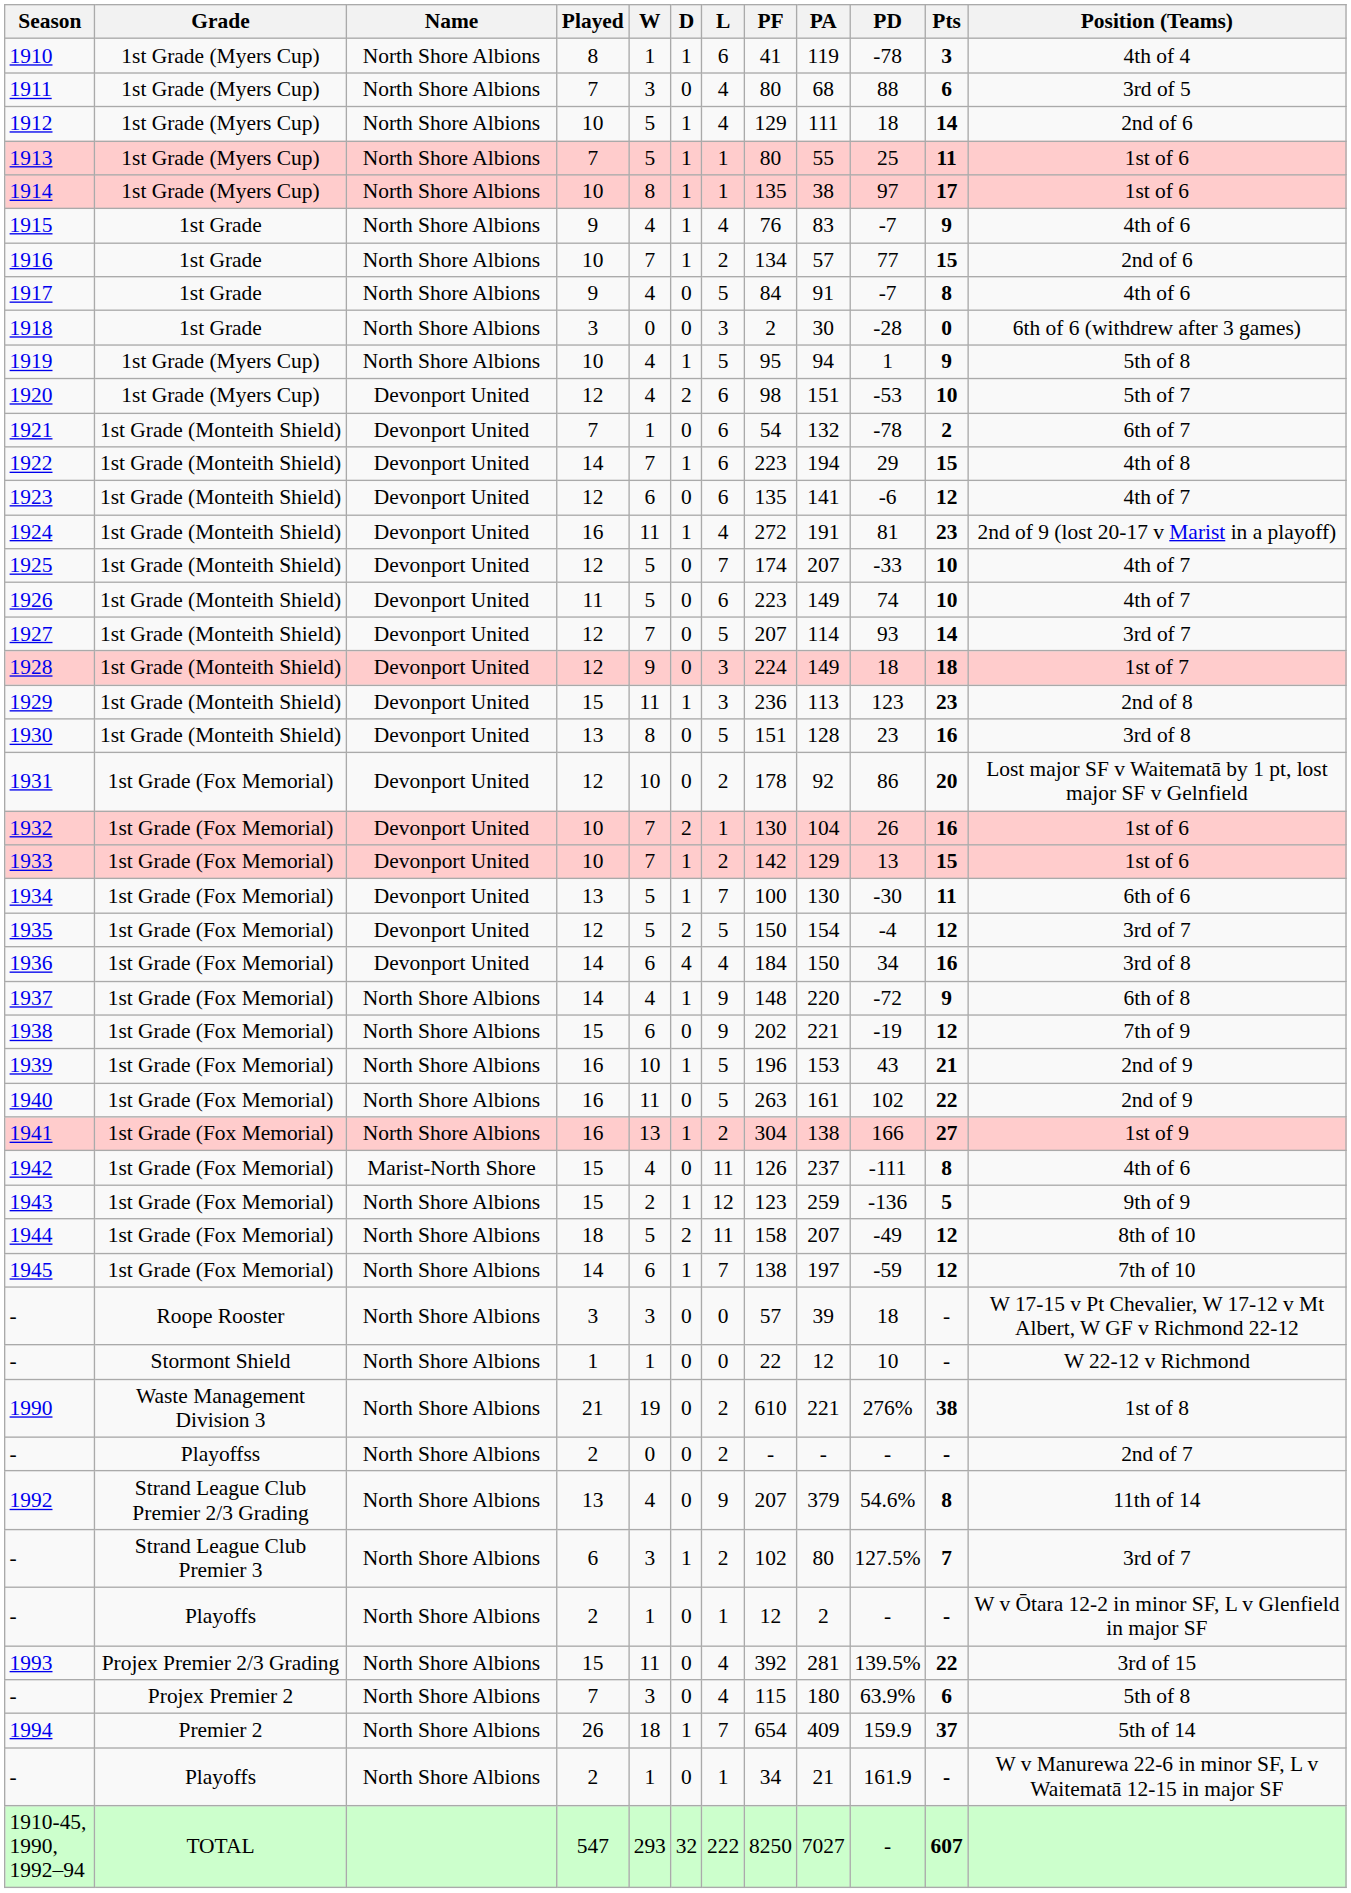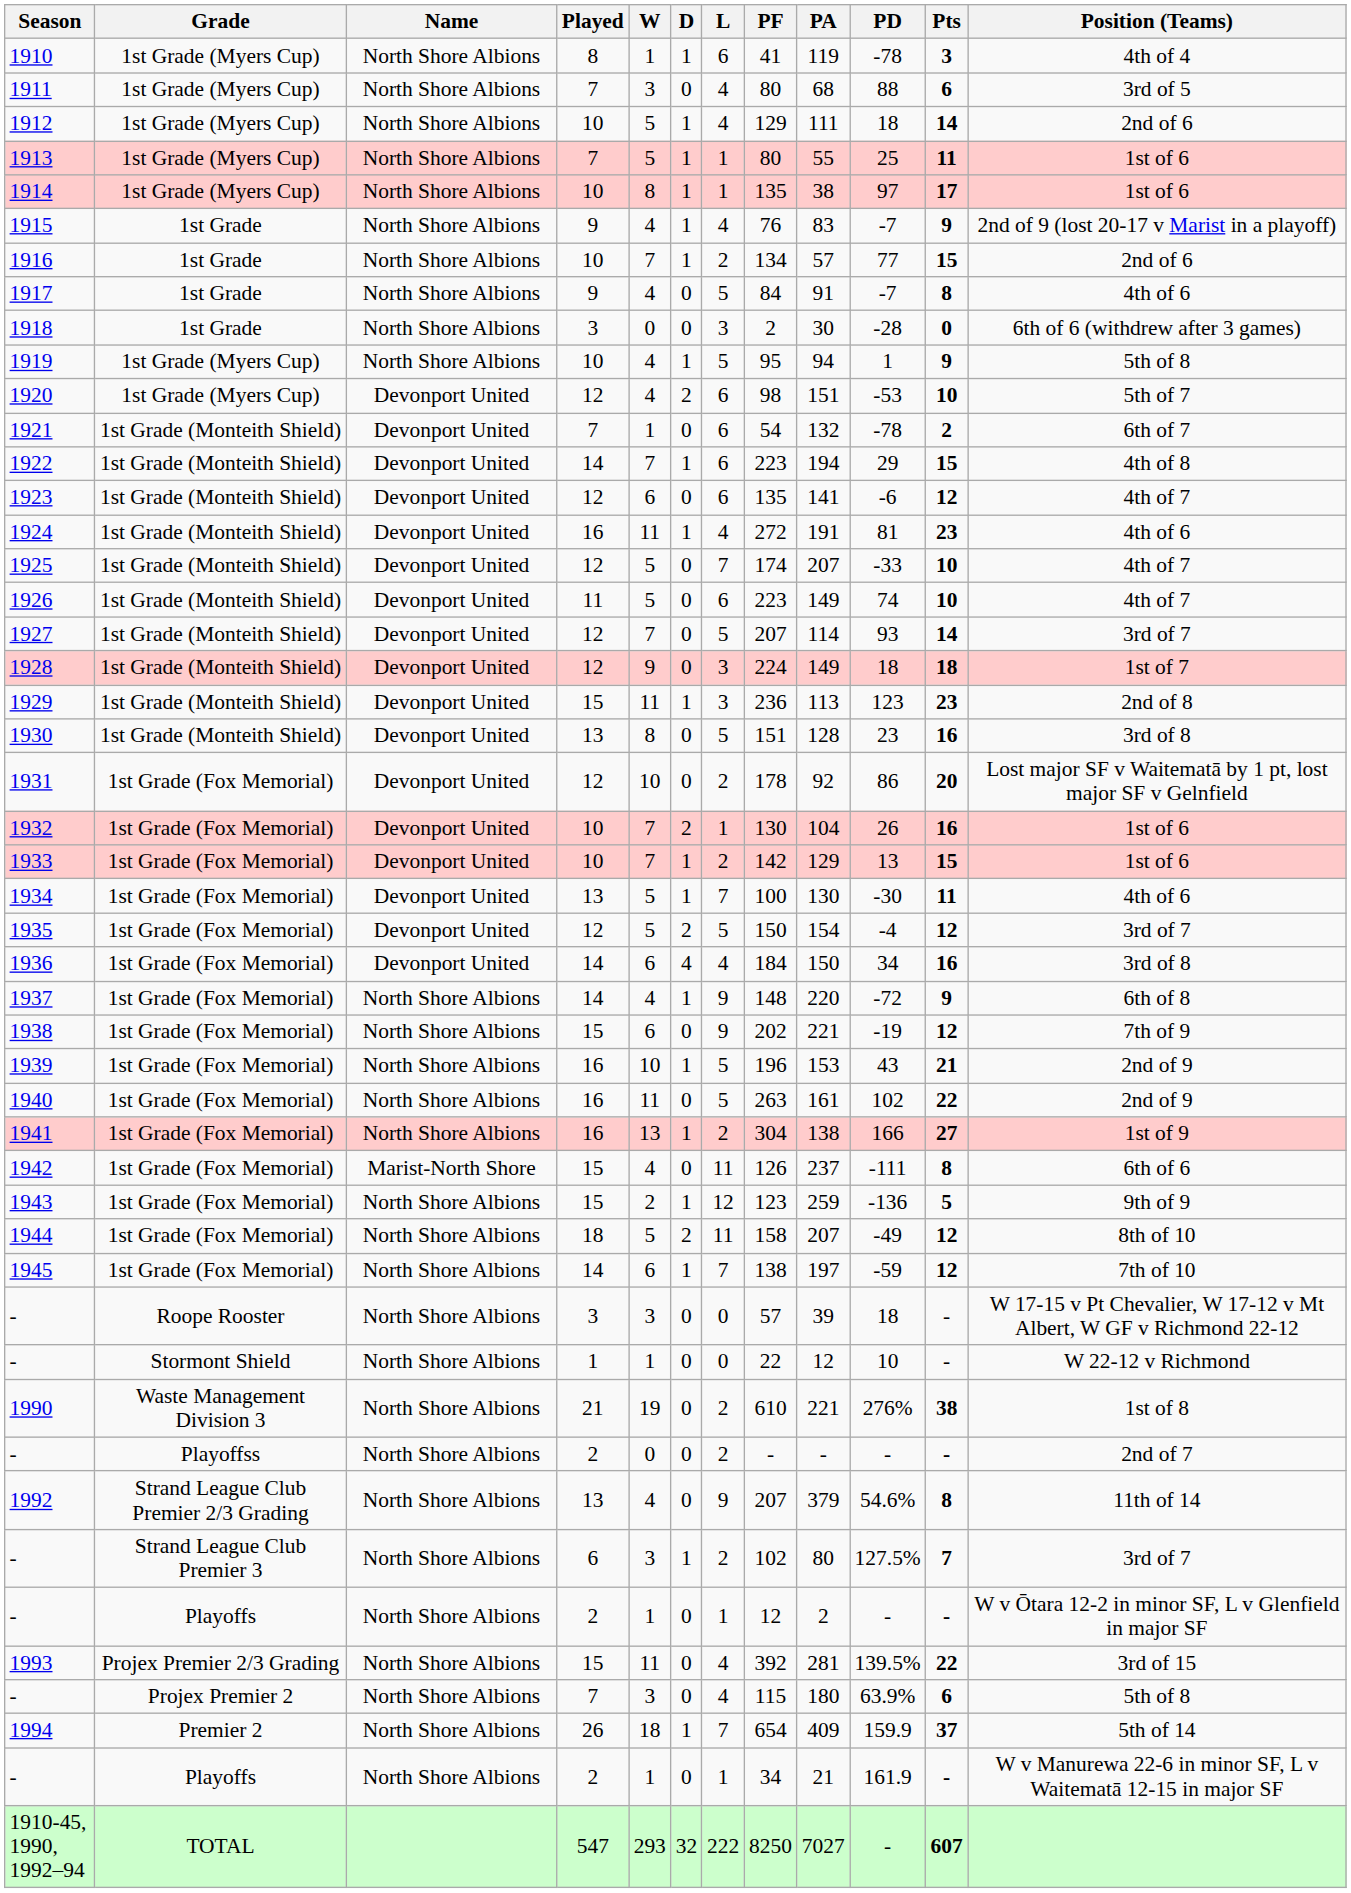(1157, 225) 4th of 6 -> (1157, 225) 2nd of 9 (lost 20-17 v Marist in a playoff)
(1157, 531) 2nd of 9 (lost 20-17 v Marist in a playoff) -> (1157, 531) 4th of 6
(1157, 895) 6th of 6 -> (1157, 895) 4th of 6
(1157, 1167) 4th of 6 -> (1157, 1167) 6th of 6
